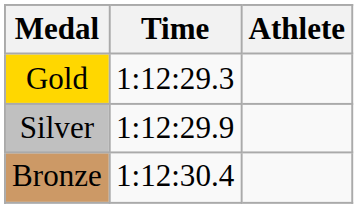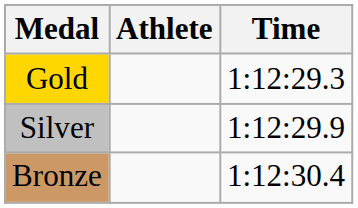columns swapped: (297, 29) <-> (175, 29)
